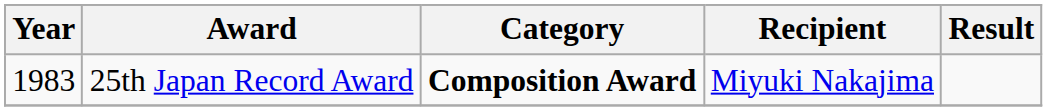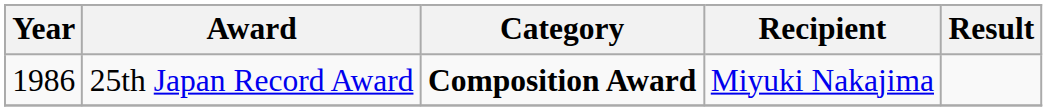(44, 79) 1983 -> (44, 79) 1986
